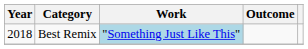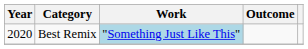(20, 34) 2018 -> (20, 34) 2020
